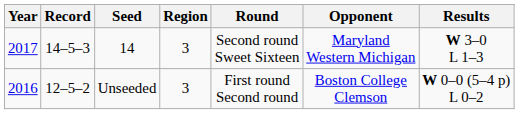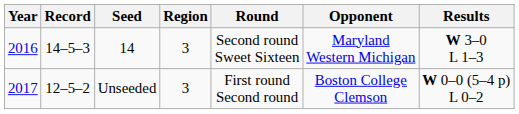(23, 48) 2017 -> (23, 48) 2016
(23, 88) 2016 -> (23, 88) 2017
